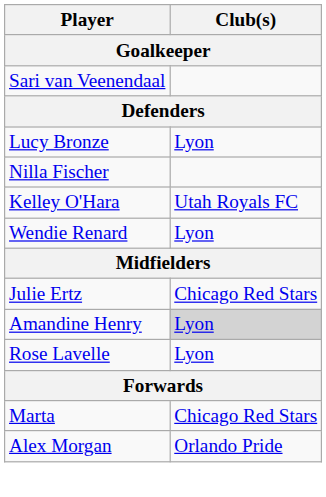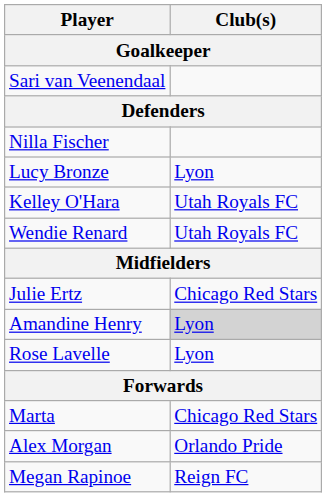rows swapped: (59, 141) <-> (59, 171)
(194, 232) Lyon -> (236, 232) Utah Royals FC
+ row: (70, 476)
